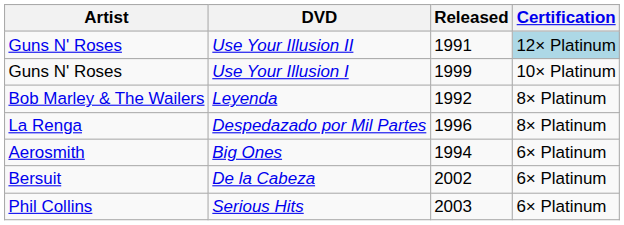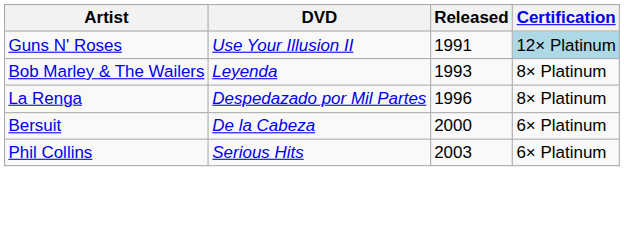- row: (281, 71)
(453, 98) 1992 -> (453, 71) 1993
- row: (247, 152)
(453, 179) 2002 -> (453, 125) 2000
